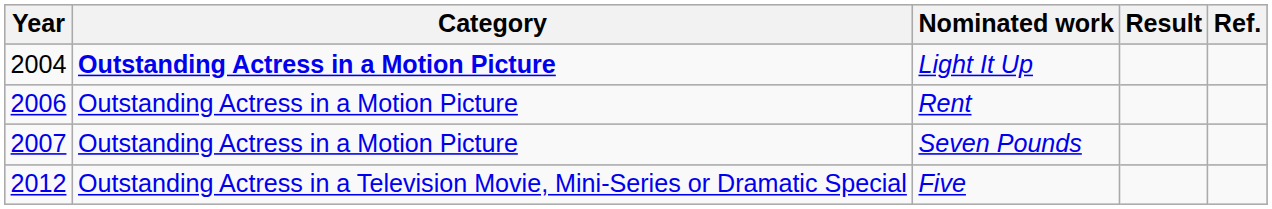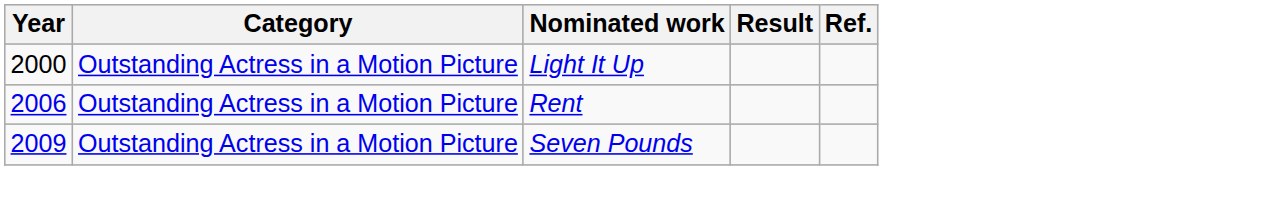(39, 64) 2004 -> (39, 64) 2000
(317, 64) bold -> (298, 64) normal
(39, 143) 2007 -> (39, 143) 2009
- row: (942, 183)
